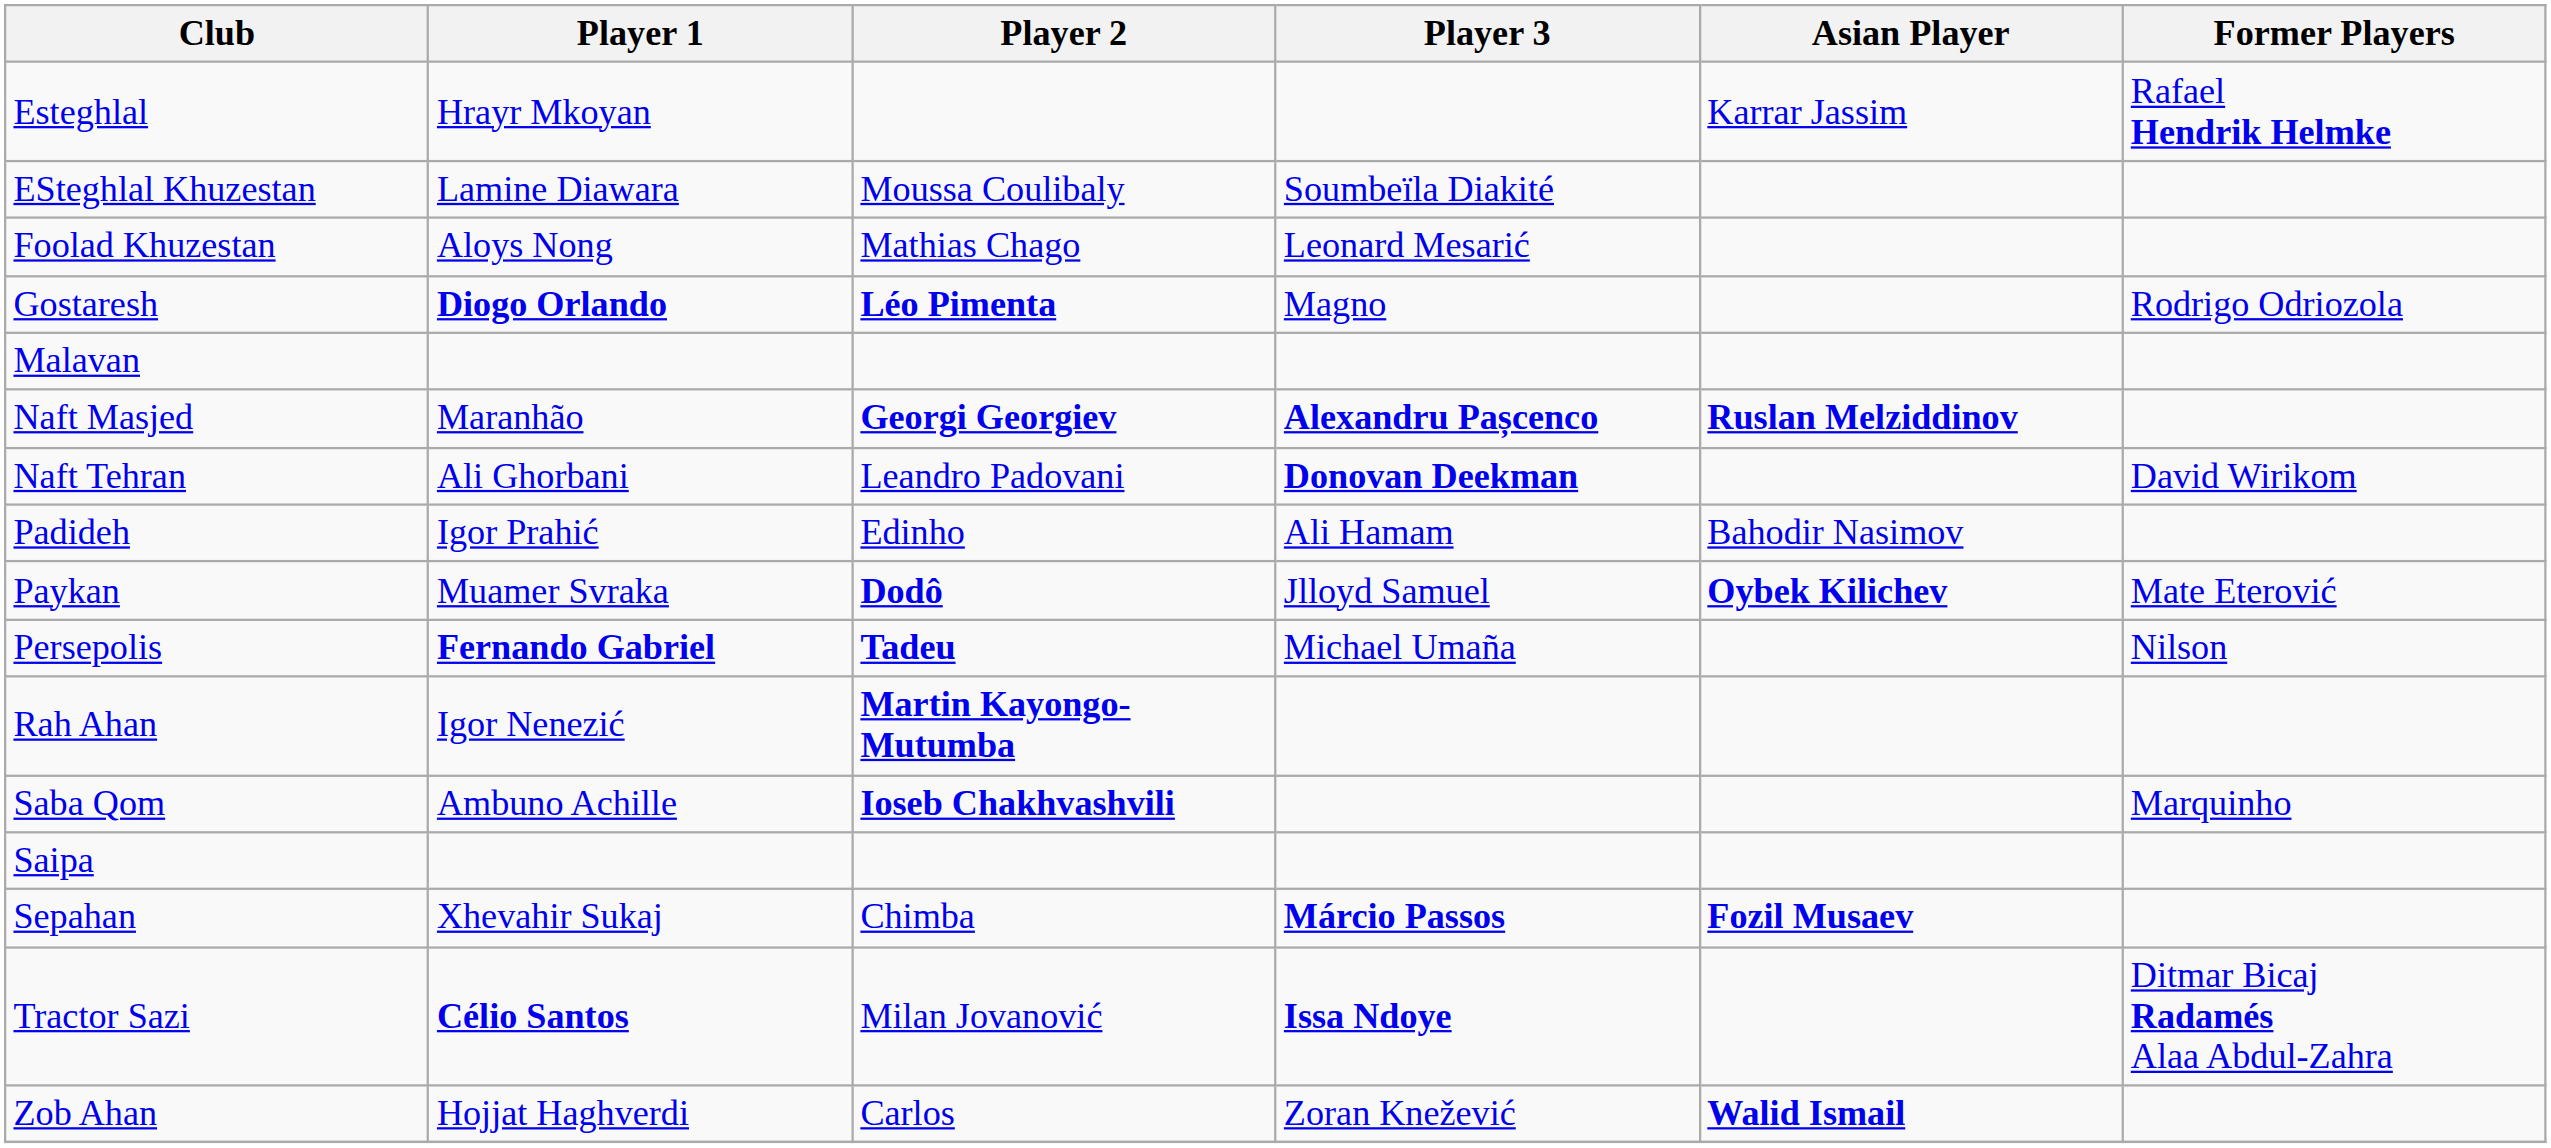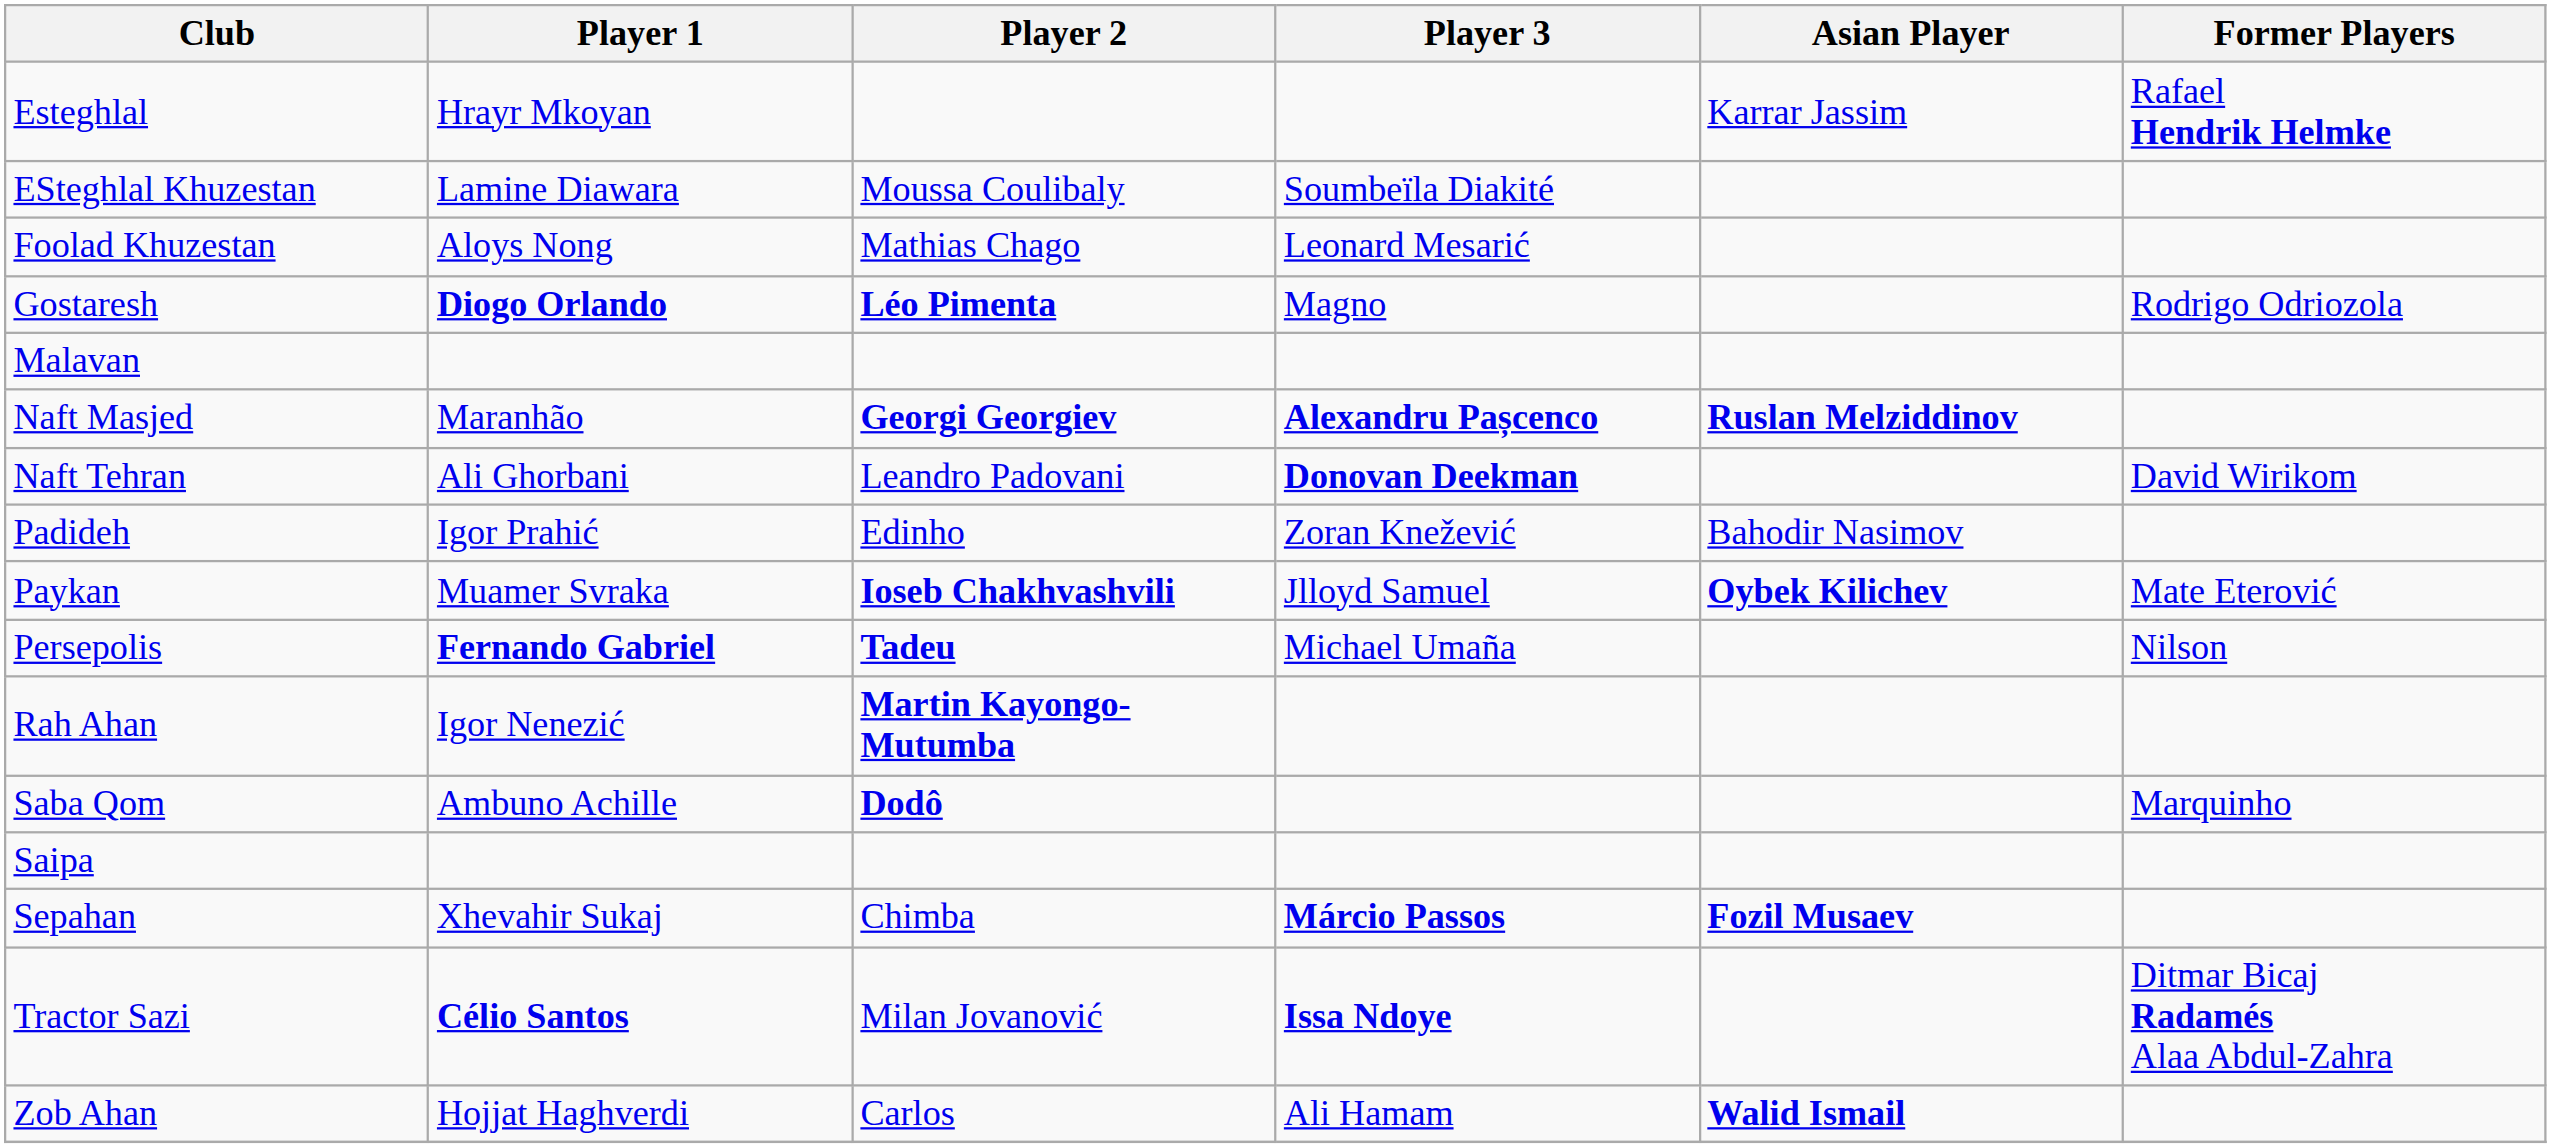(1369, 532) Ali Hamam -> (1400, 532) Zoran Knežević
(902, 589) Dodô -> (1018, 589) Ioseb Chakhvashvili
(1018, 802) Ioseb Chakhvashvili -> (902, 802) Dodô
(1400, 1113) Zoran Knežević -> (1369, 1113) Ali Hamam
